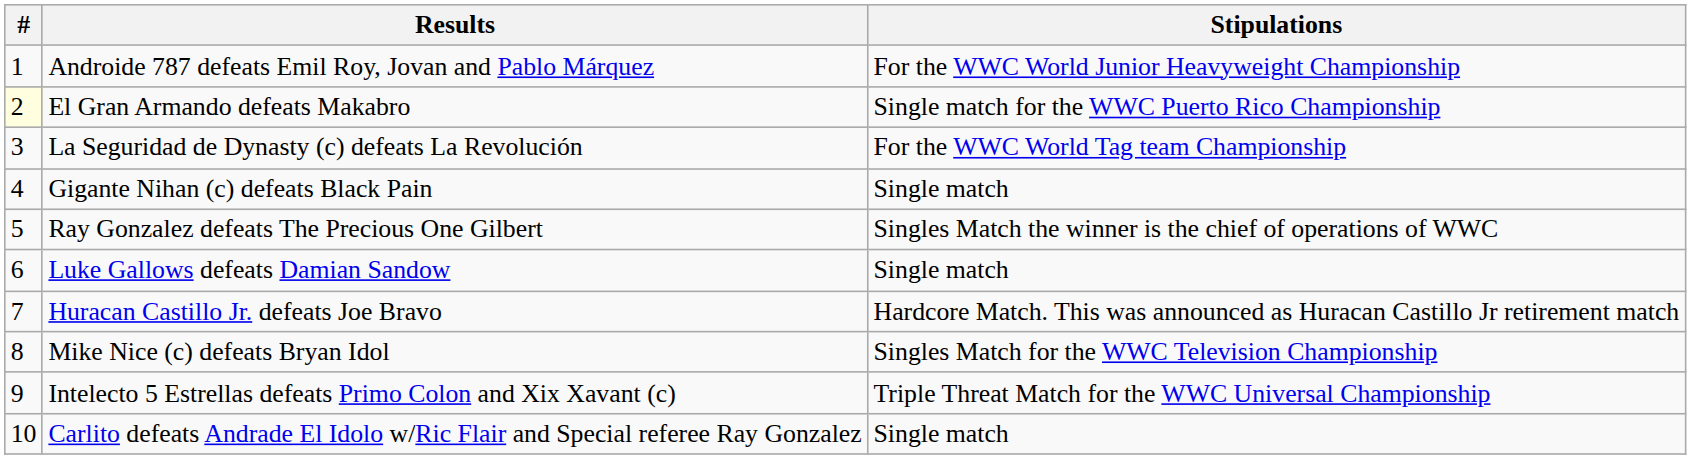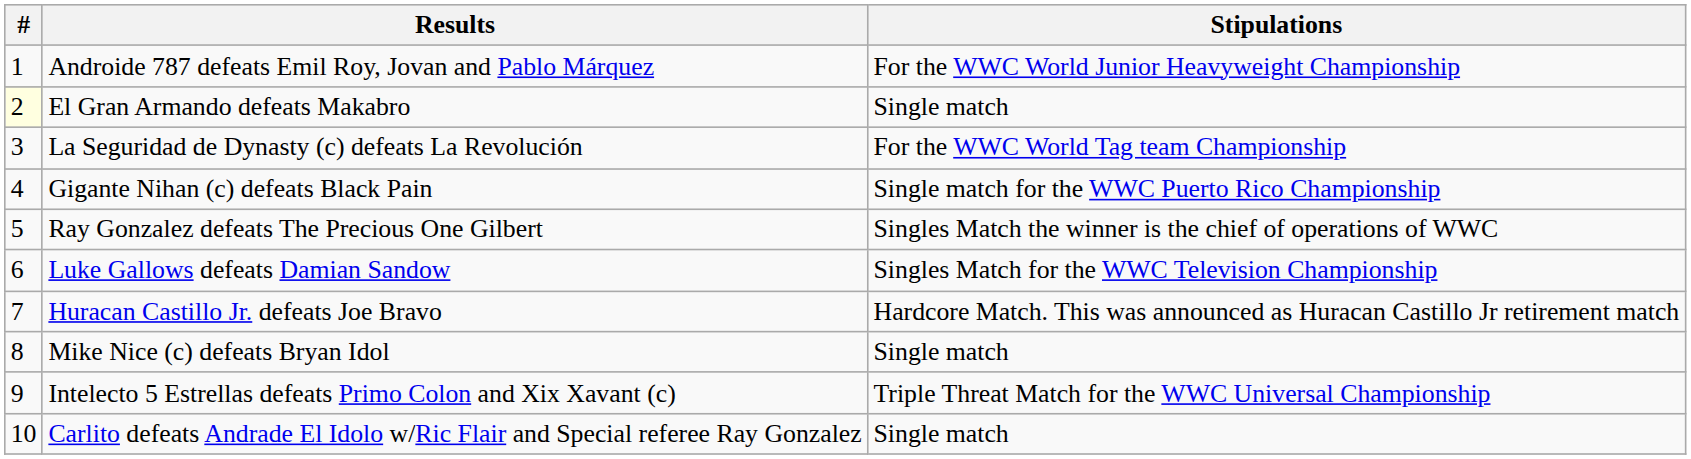(1157, 106) Single match for the WWC Puerto Rico Championship -> (941, 106) Single match
(941, 188) Single match -> (1157, 188) Single match for the WWC Puerto Rico Championship
(941, 270) Single match -> (1155, 270) Singles Match for the WWC Television Championship
(1155, 351) Singles Match for the WWC Television Championship -> (941, 351) Single match
